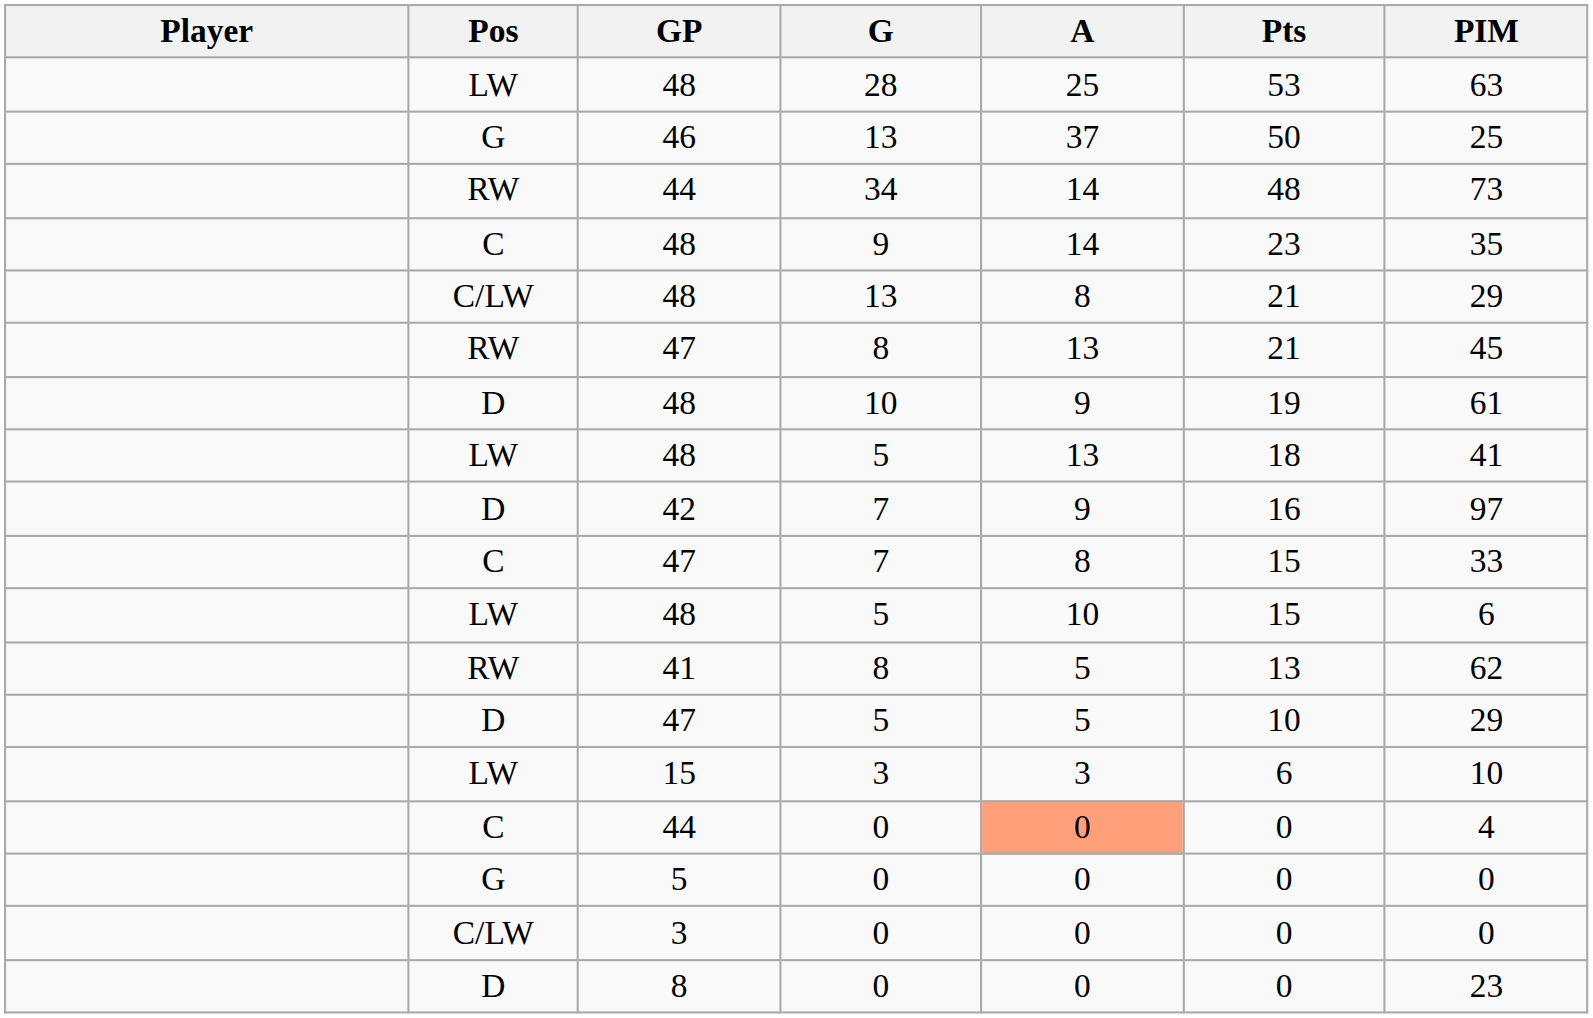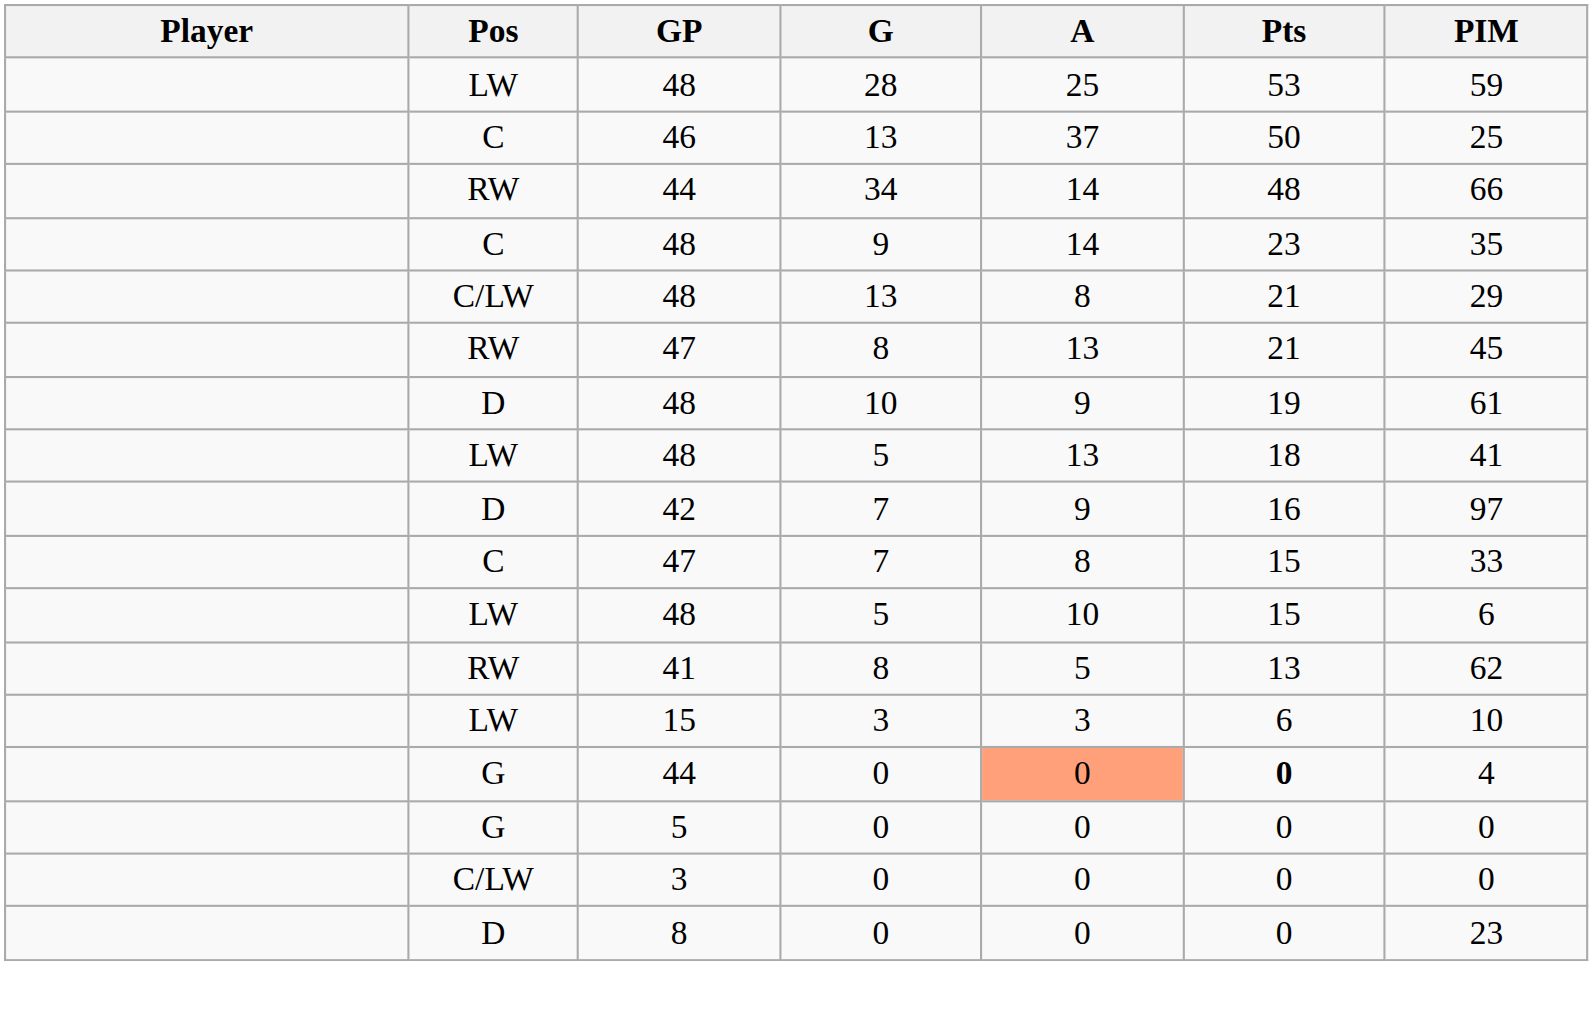(1486, 84) 63 -> (1486, 84) 59
(493, 137) G -> (493, 137) C
(1486, 190) 73 -> (1486, 190) 66
- row: (679, 720)
(493, 826) C -> (493, 773) G
(1284, 826) normal -> (1284, 773) bold
